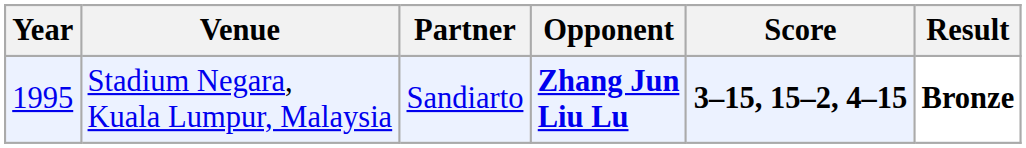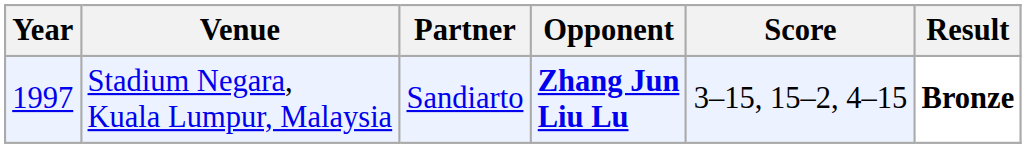(43, 98) 1995 -> (43, 98) 1997
(800, 98) bold -> (800, 98) normal
